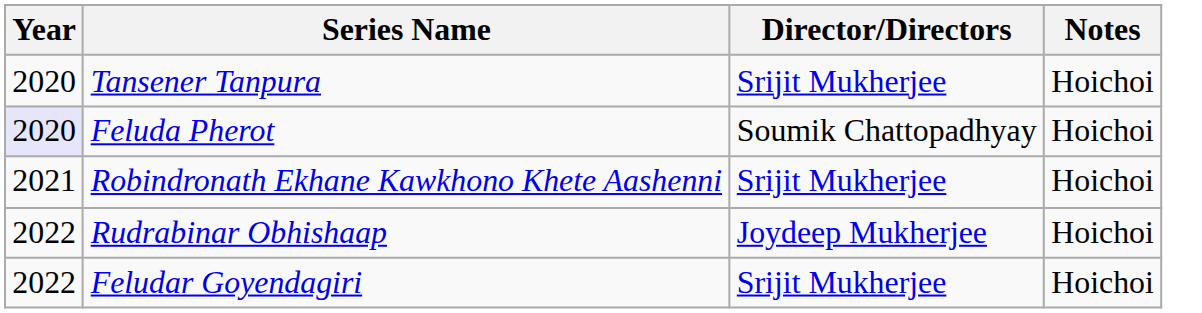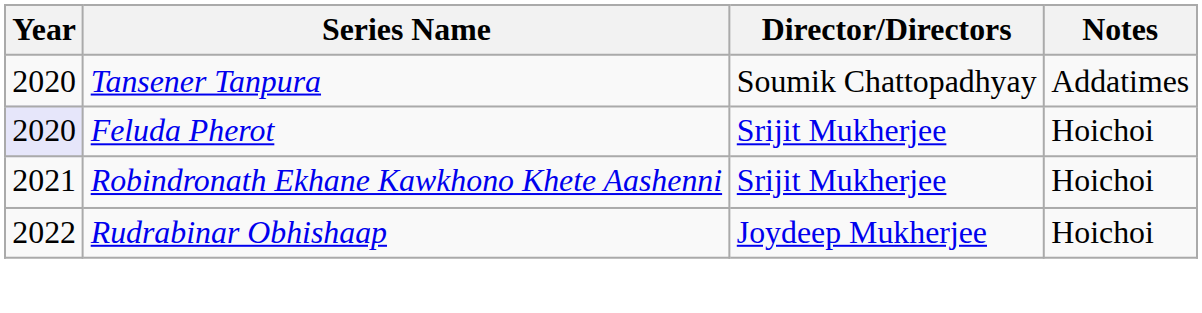(842, 80) Srijit Mukherjee -> (887, 80) Soumik Chattopadhyay
(1103, 80) Hoichoi -> (1120, 80) Addatimes
(887, 130) Soumik Chattopadhyay -> (842, 130) Srijit Mukherjee
- row: (226, 282)
